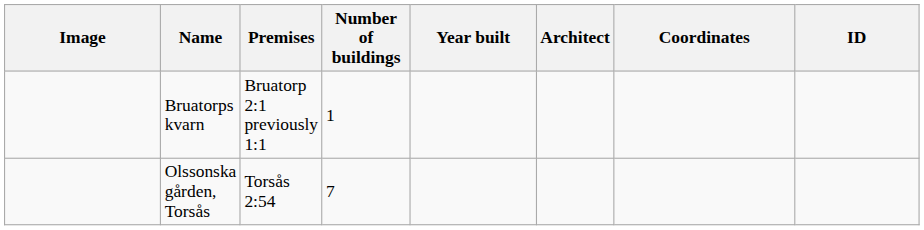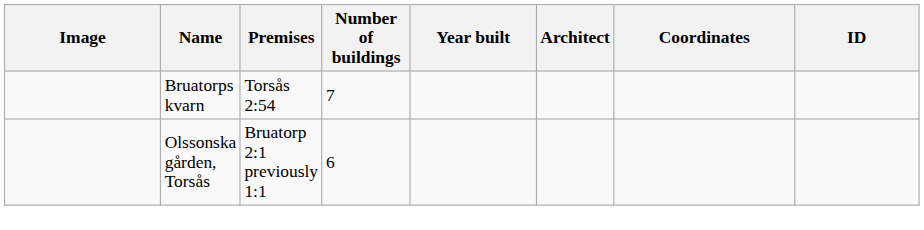(281, 114) Bruatorp 2:1 previously 1:1 -> (267, 95) Torsås 2:54
(330, 114) 1 -> (330, 95) 7
(267, 191) Torsås 2:54 -> (281, 161) Bruatorp 2:1 previously 1:1
(330, 191) 7 -> (330, 161) 6
